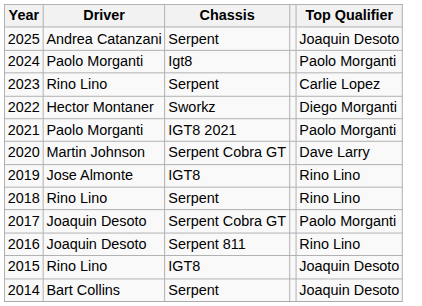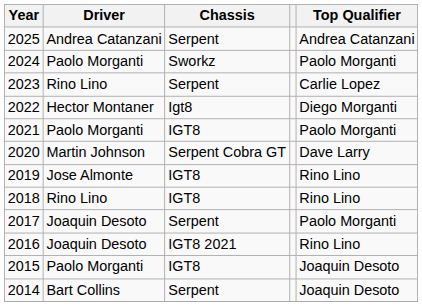(349, 38) Joaquin Desoto -> (357, 38) Andrea Catanzani
(180, 61) Igt8 -> (192, 61) Sworkz
(192, 107) Sworkz -> (180, 107) Igt8
(202, 130) IGT8 2021 -> (184, 130) IGT8
(194, 198) Serpent -> (184, 198) IGT8
(227, 221) Serpent Cobra GT -> (194, 221) Serpent
(207, 244) Serpent 811 -> (202, 244) IGT8 2021
(77, 267) Rino Lino -> (95, 267) Paolo Morganti
